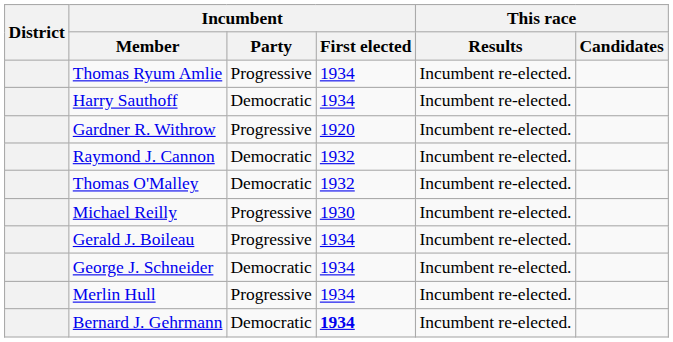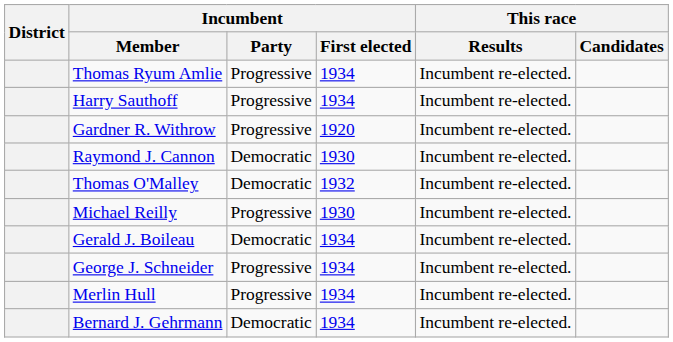(271, 101) Democratic -> (271, 101) Progressive
(337, 156) 1932 -> (337, 156) 1930
(271, 239) Progressive -> (271, 239) Democratic
(271, 267) Democratic -> (271, 267) Progressive
(337, 322) bold -> (337, 322) normal
